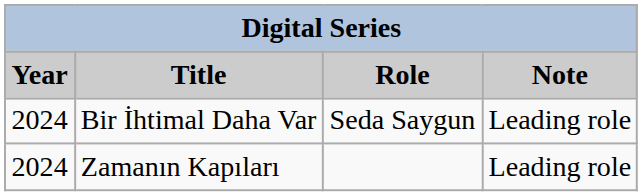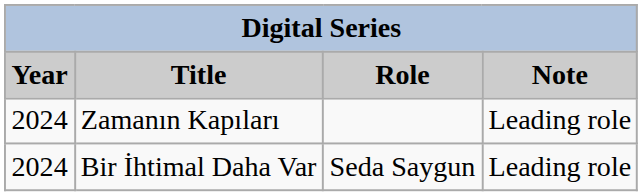rows swapped: (180, 166) <-> (199, 120)
